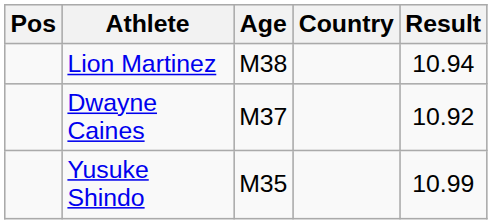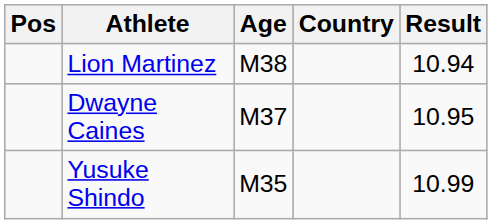(443, 116) 10.92 -> (443, 116) 10.95
